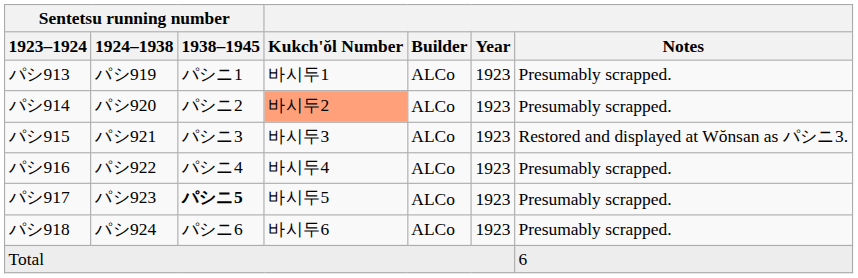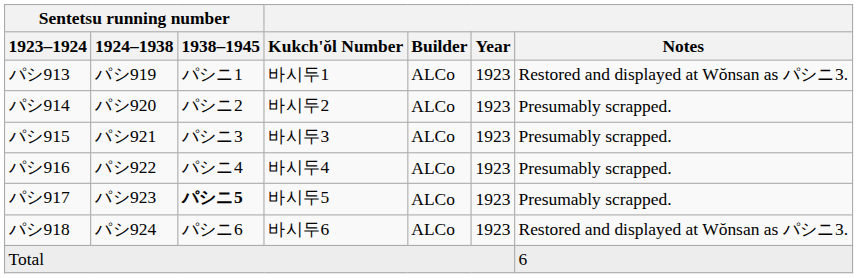(595, 75) Presumably scrapped. -> (683, 74) Restored and displayed at Wŏnsan as パシニ3.
(299, 105) lightsalmon background -> (299, 105) no background
(683, 136) Restored and displayed at Wŏnsan as パシニ3. -> (595, 137) Presumably scrapped.
(595, 229) Presumably scrapped. -> (683, 229) Restored and displayed at Wŏnsan as パシニ3.
